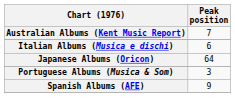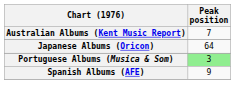- row: (96, 46)
(209, 73) no background -> (209, 60) lightgreen background
